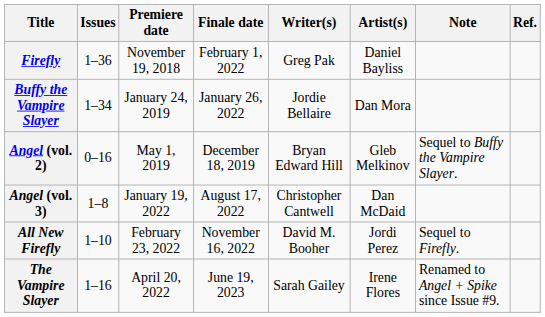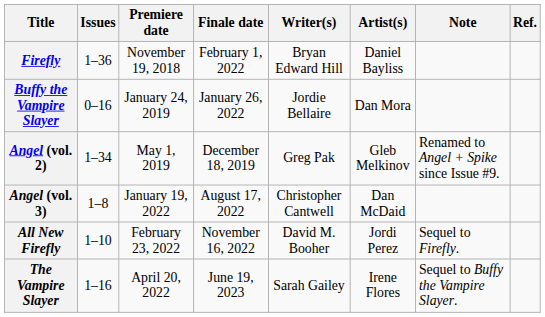(309, 60) Greg Pak -> (309, 60) Bryan Edward Hill
(98, 105) 1–34 -> (98, 105) 0–16
(98, 158) 0–16 -> (98, 158) 1–34
(309, 158) Bryan Edward Hill -> (309, 158) Greg Pak
(461, 158) Sequel to Buffy the Vampire Slayer. -> (459, 158) Renamed to Angel + Spike since Issue #9.
(459, 285) Renamed to Angel + Spike since Issue #9. -> (461, 285) Sequel to Buffy the Vampire Slayer.
